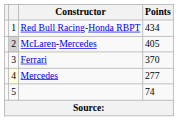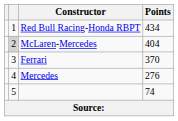(152, 43) 405 -> (152, 43) 404
(14, 75) lightyellow background -> (14, 75) no background
(152, 75) 277 -> (152, 75) 276
